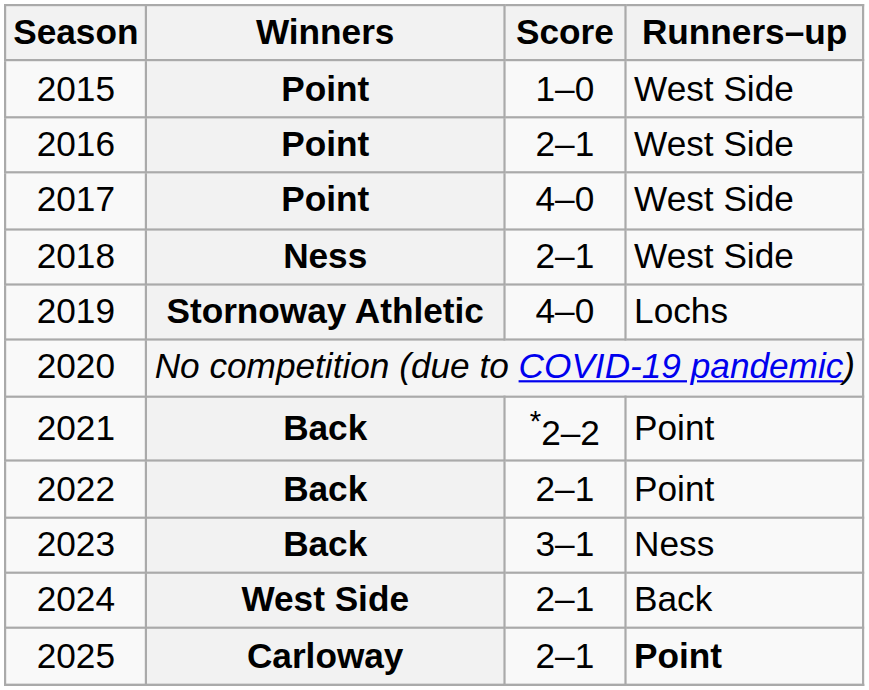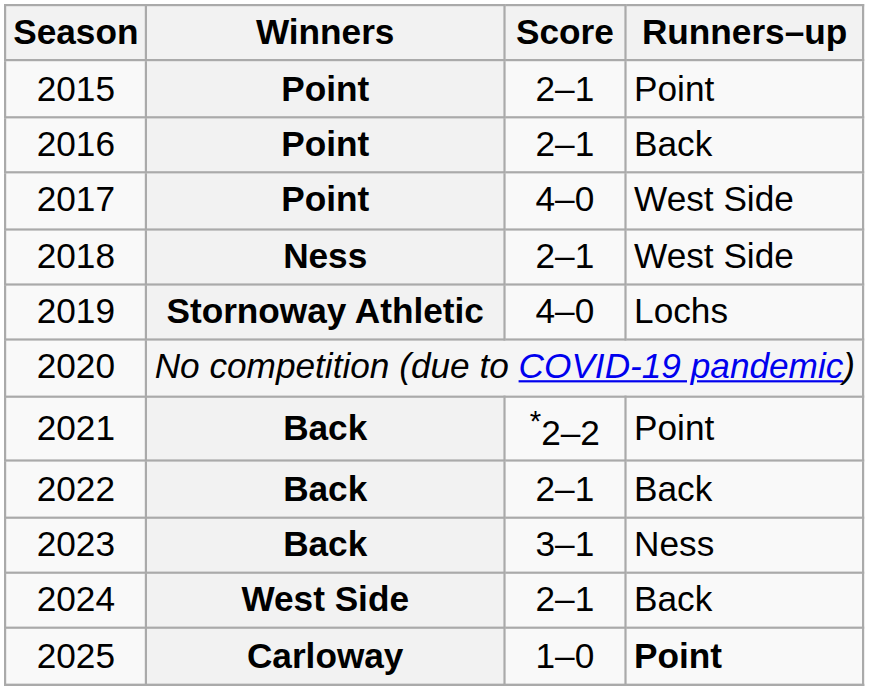(565, 88) 1–0 -> (565, 88) 2–1
(714, 88) West Side -> (674, 88) Point
(714, 144) West Side -> (673, 144) Back
(674, 488) Point -> (673, 488) Back
(565, 656) 2–1 -> (565, 656) 1–0
